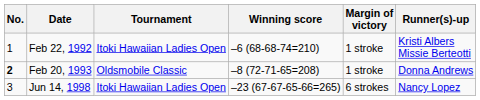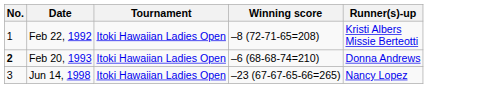- column: (369, 19)
(275, 48) –6 (68-68-74=210) -> (275, 36) –8 (72-71-65=208)
(142, 70) Oldsmobile Classic -> (161, 59) Itoki Hawaiian Ladies Open
(275, 70) –8 (72-71-65=208) -> (275, 59) –6 (68-68-74=210)
